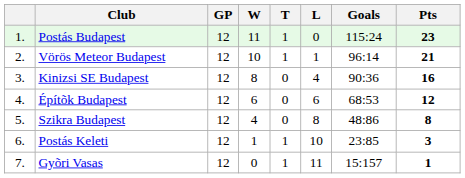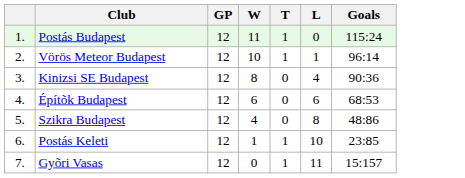- column: (428, 15)
